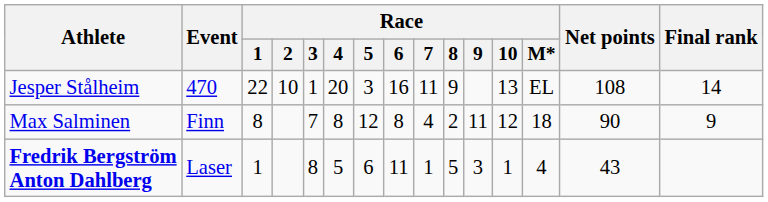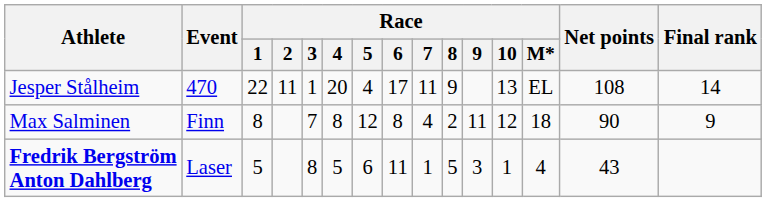(288, 87) 10 -> (288, 87) 11
(368, 87) 3 -> (368, 87) 4
(399, 87) 16 -> (398, 87) 17
(258, 168) 1 -> (258, 168) 5
